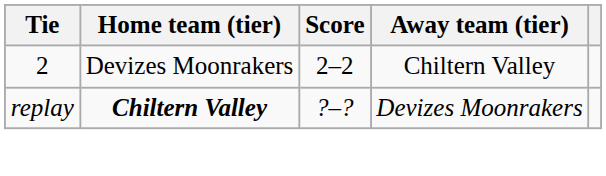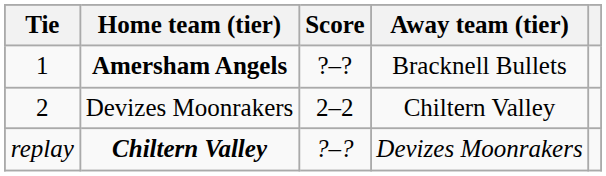+ row: (190, 66)
